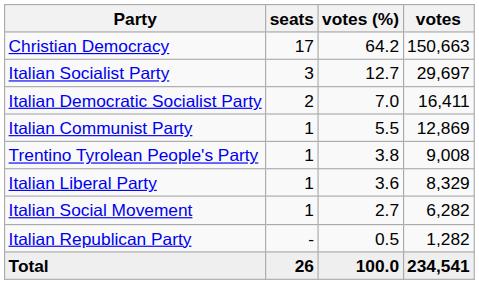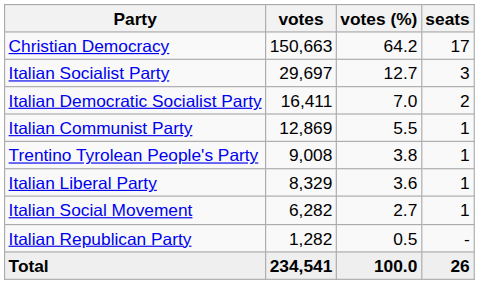columns swapped: (438, 18) <-> (292, 18)
